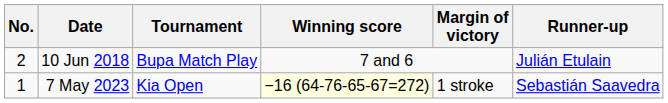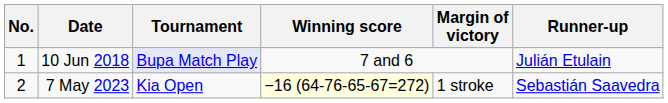(21, 60) 2 -> (21, 60) 1
(197, 60) no background -> (197, 60) lavender background
(21, 86) 1 -> (21, 86) 2
